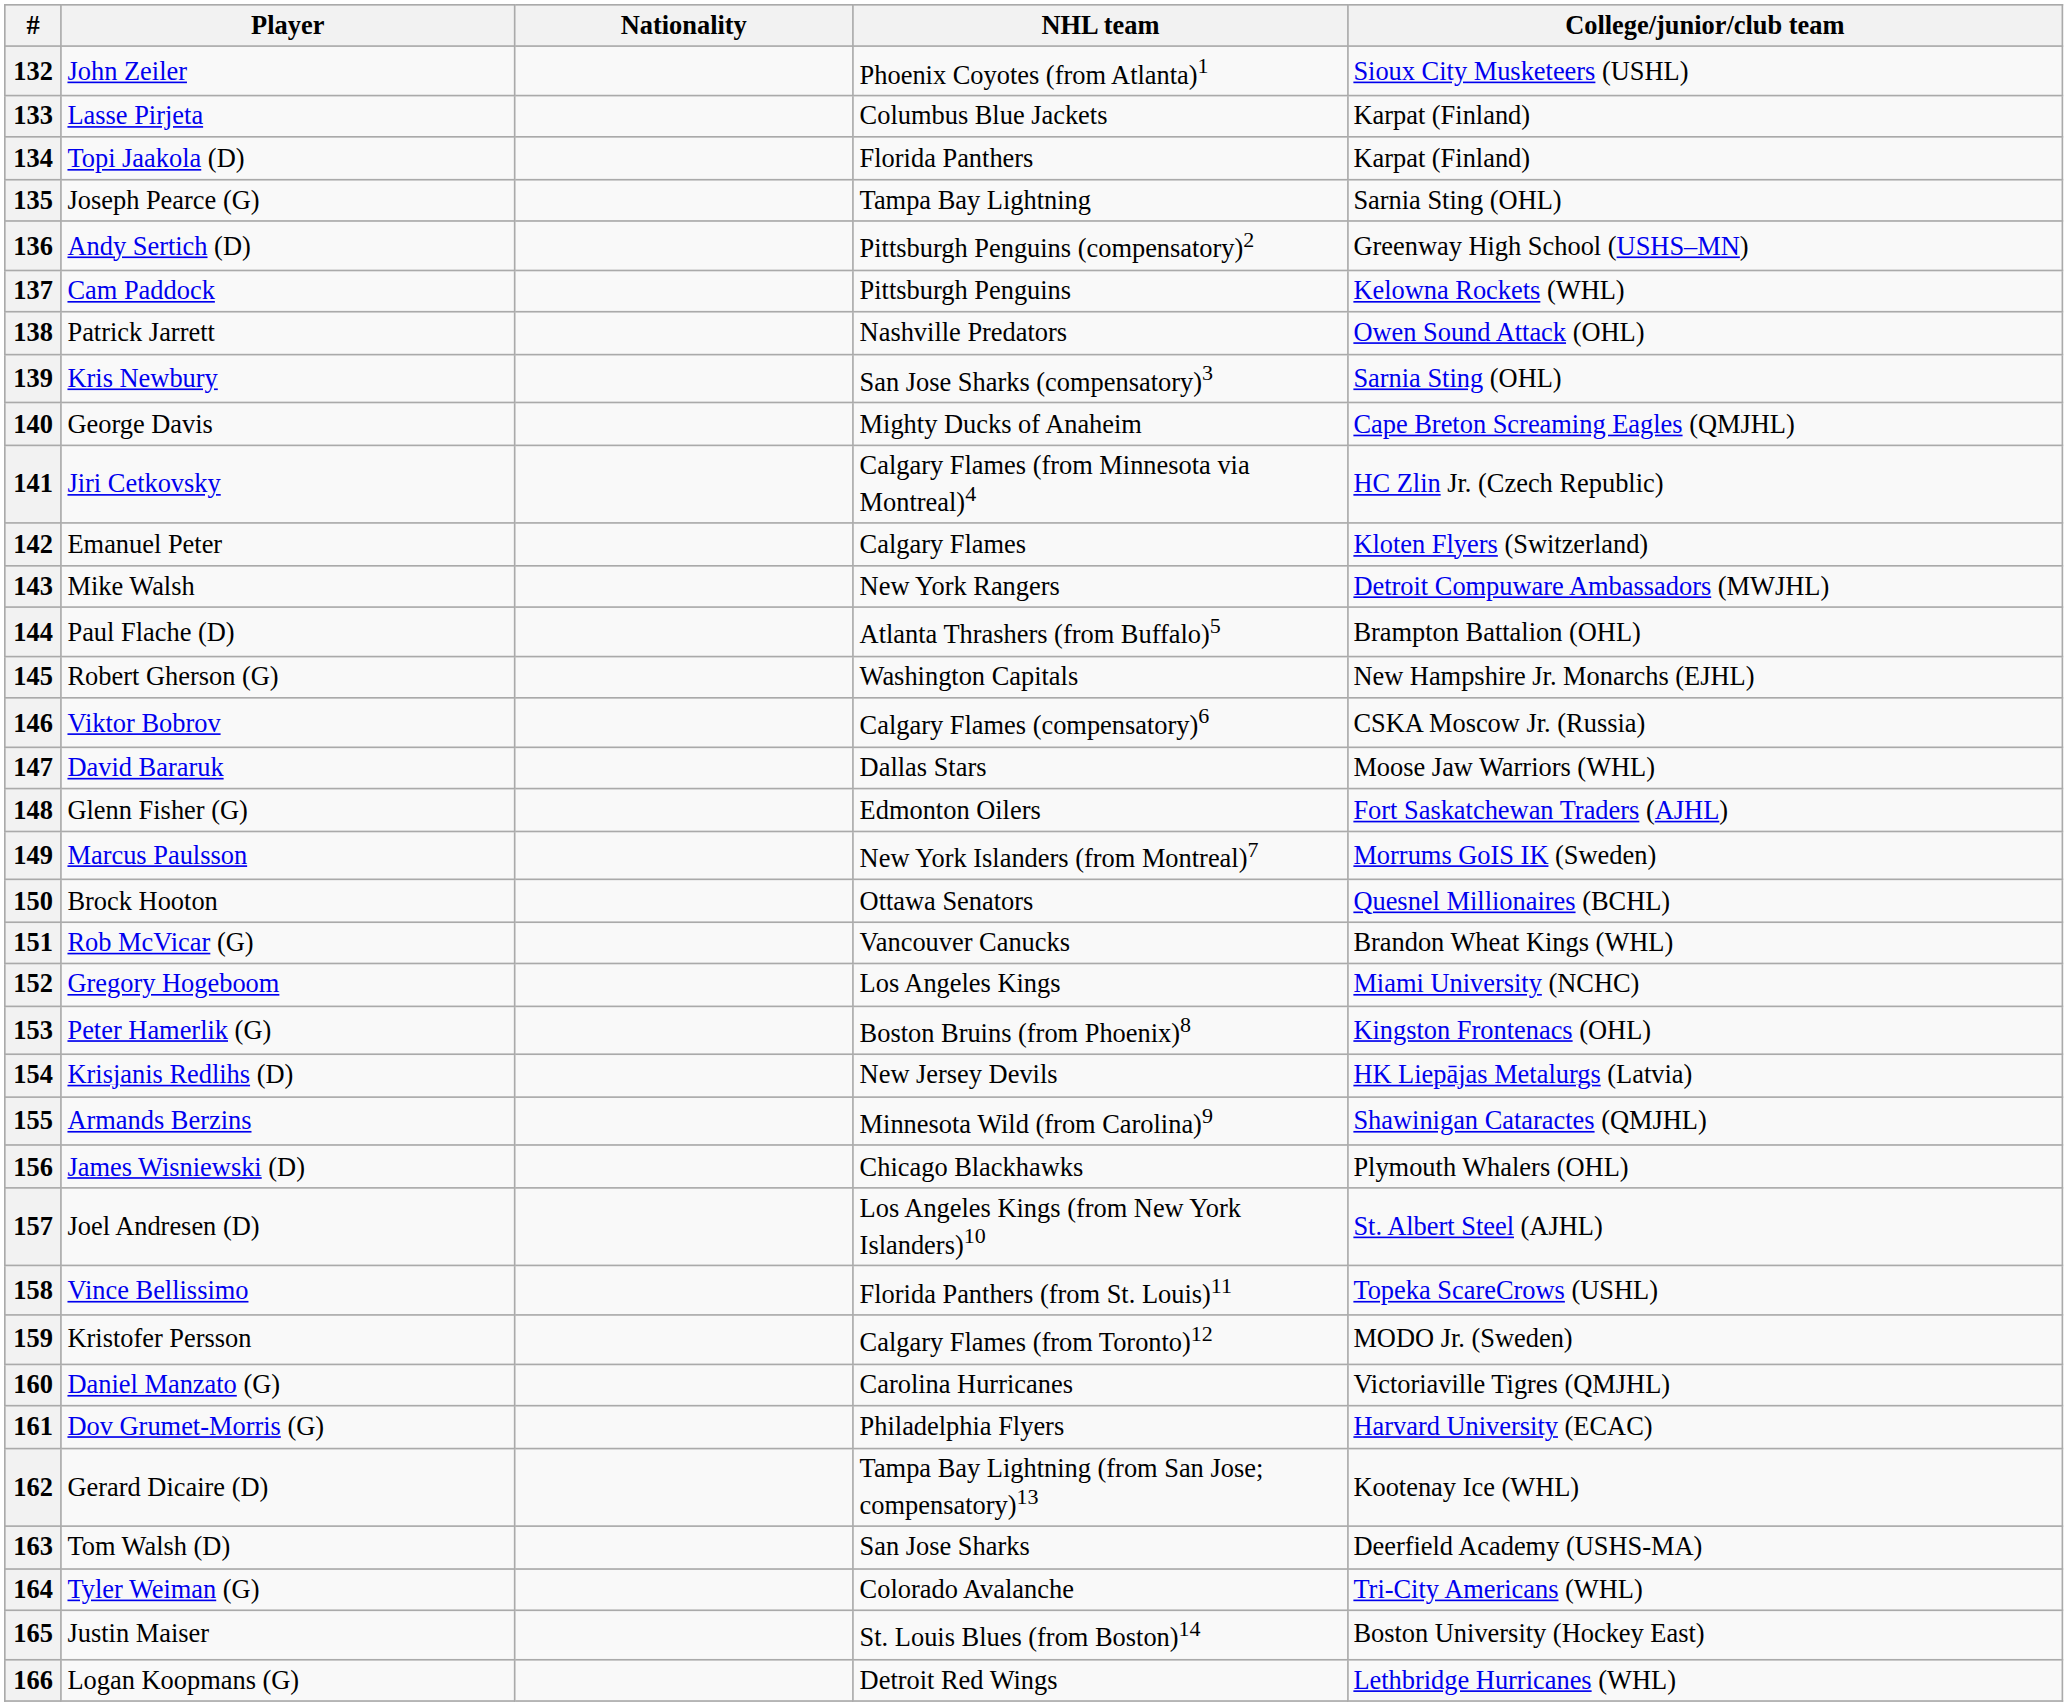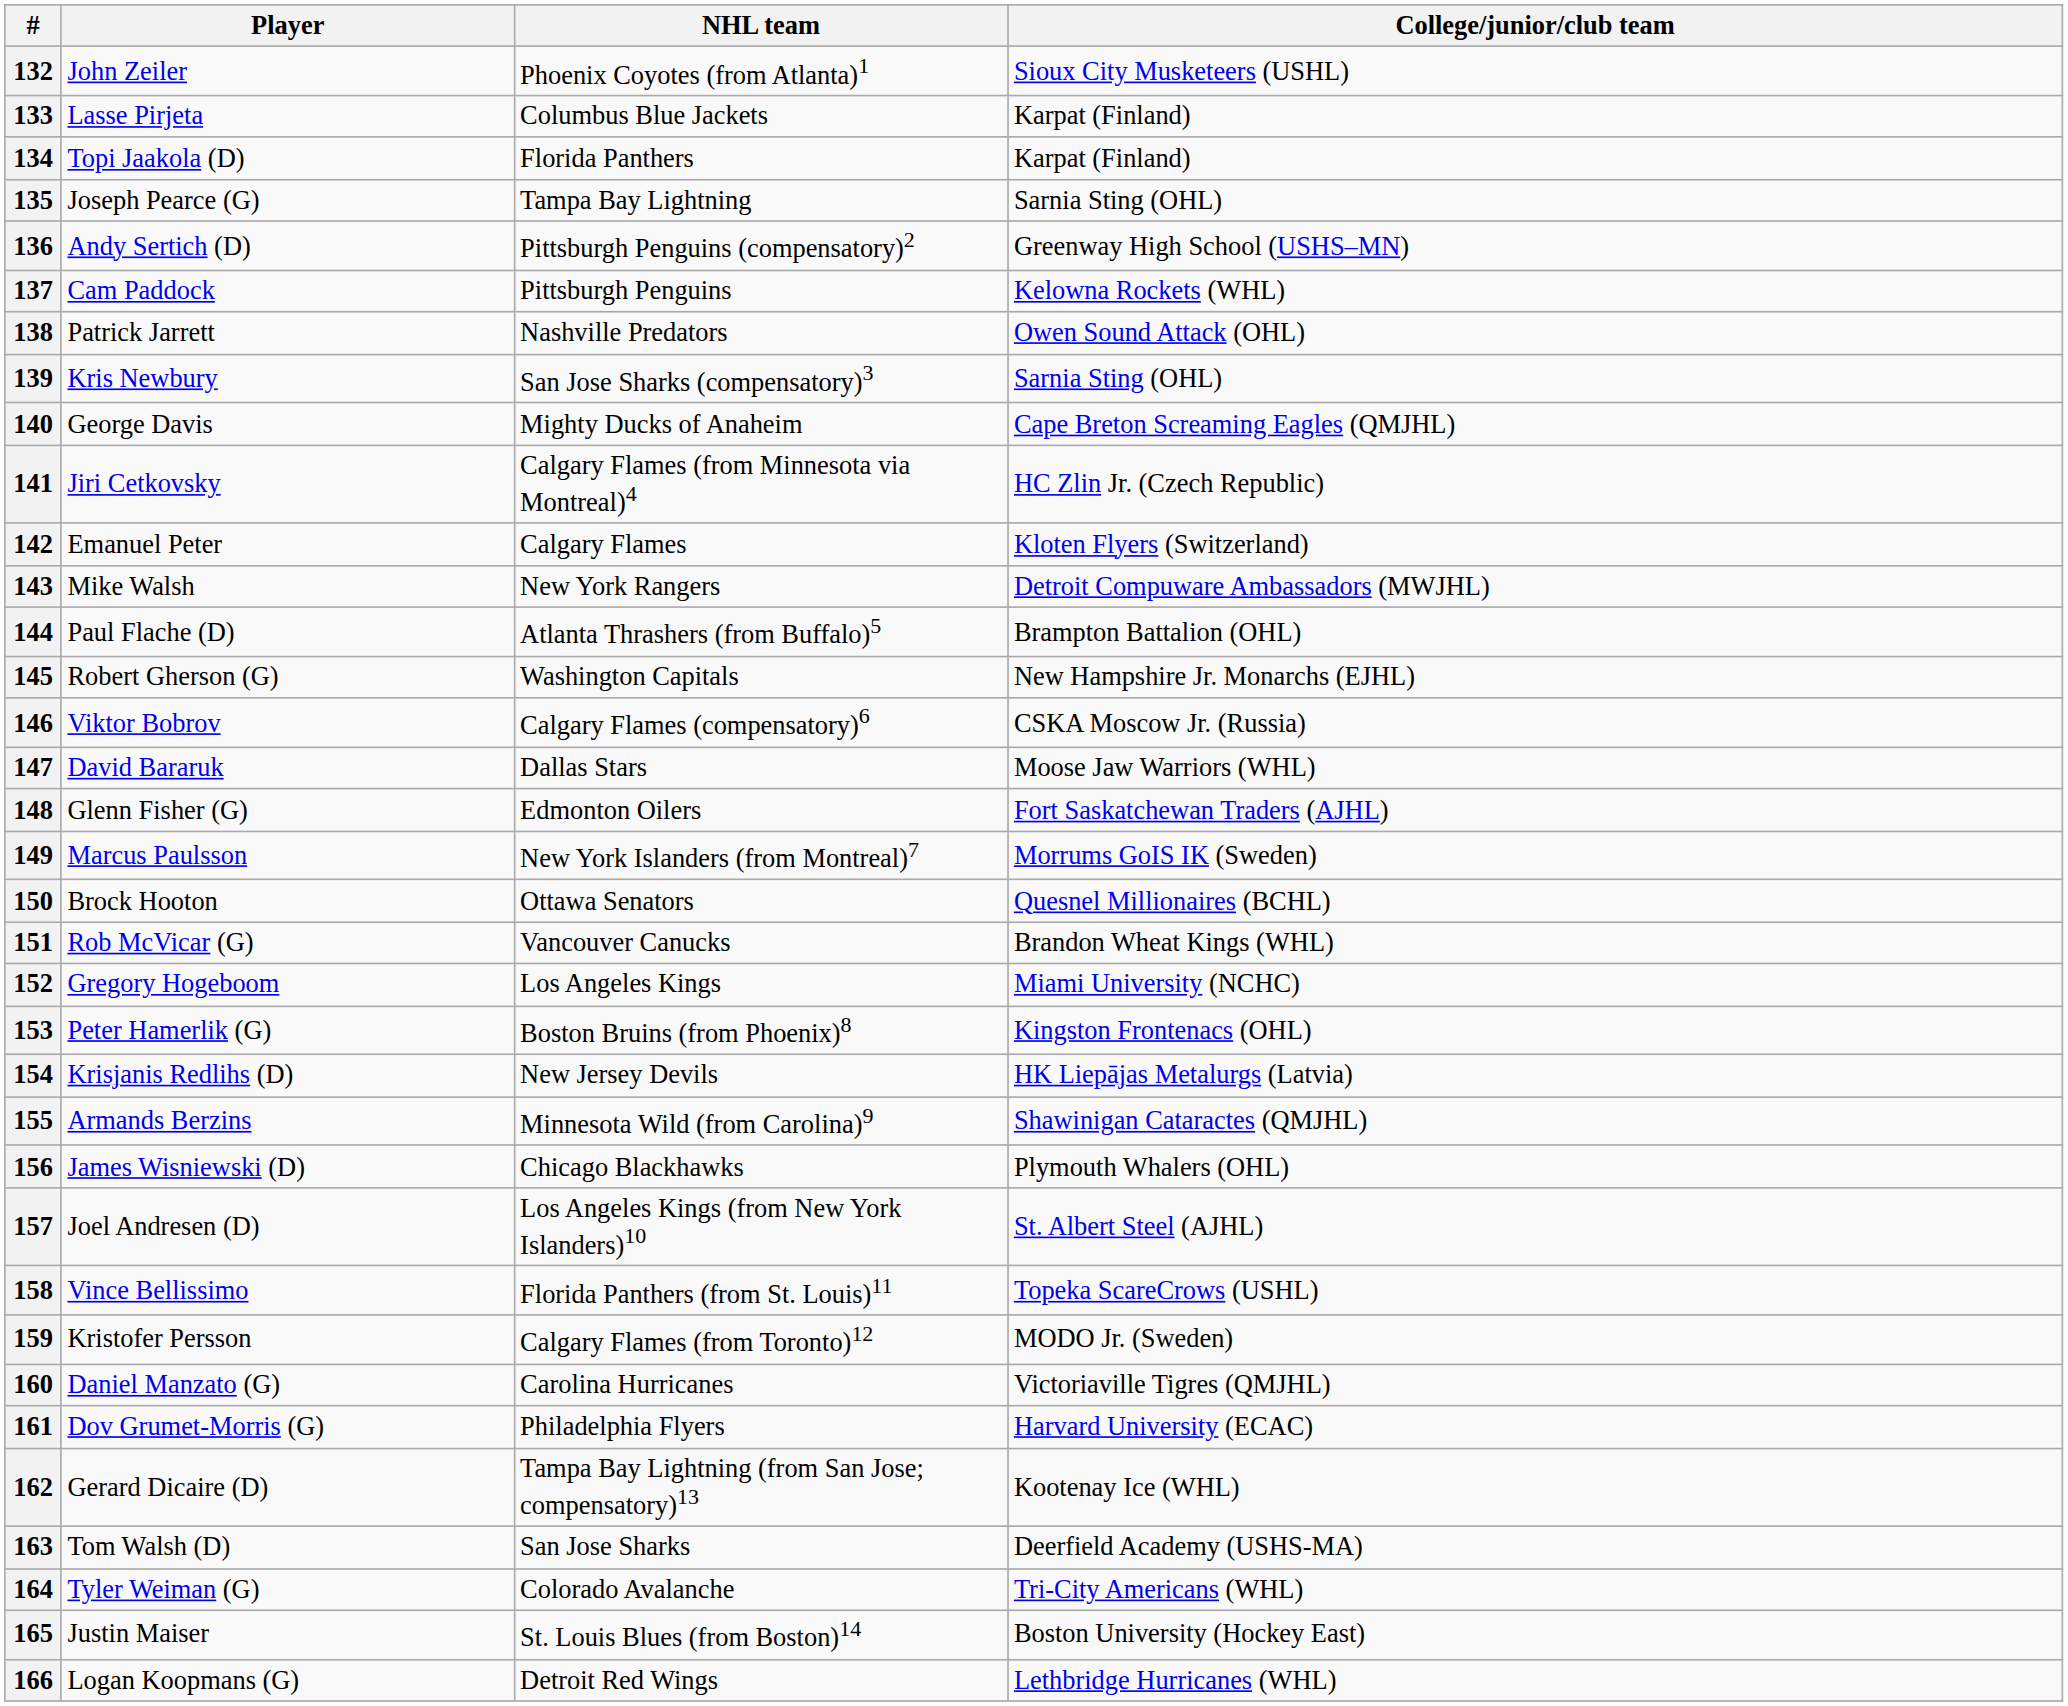- column: (684, 25)
